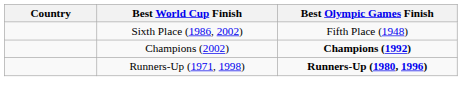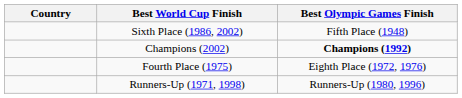+ row: (187, 66)
(367, 66) bold -> (367, 84) normal
